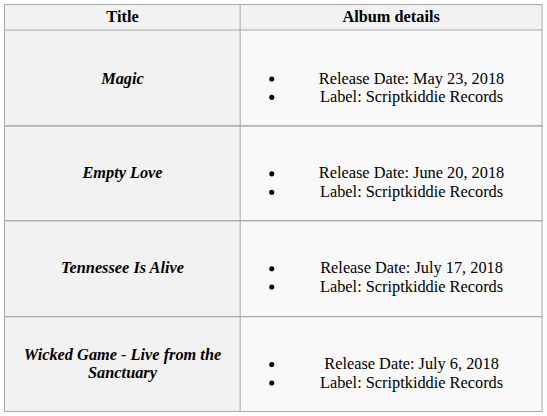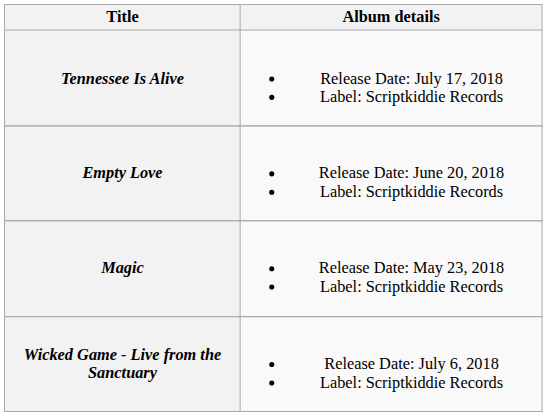rows swapped: (123, 268) <-> (123, 78)
